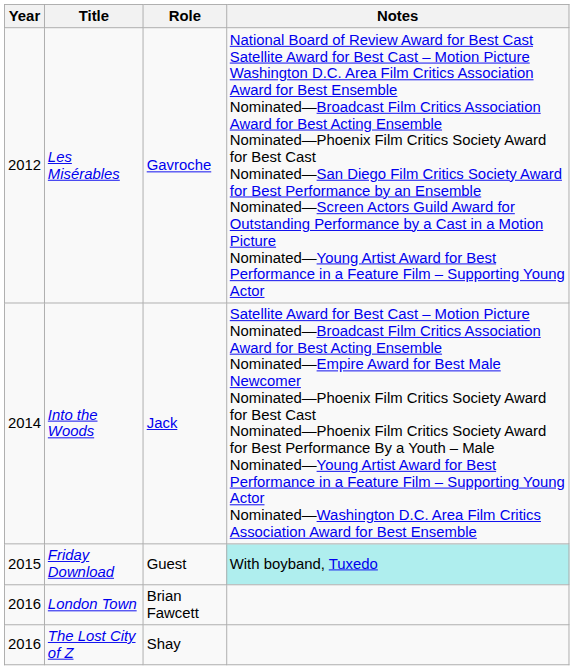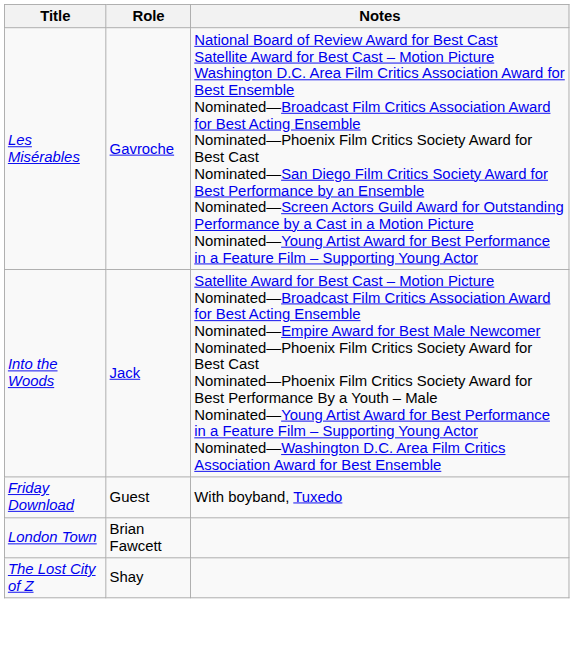- column: (24, 16)
(304, 564) paleturquoise background -> (268, 497) no background
